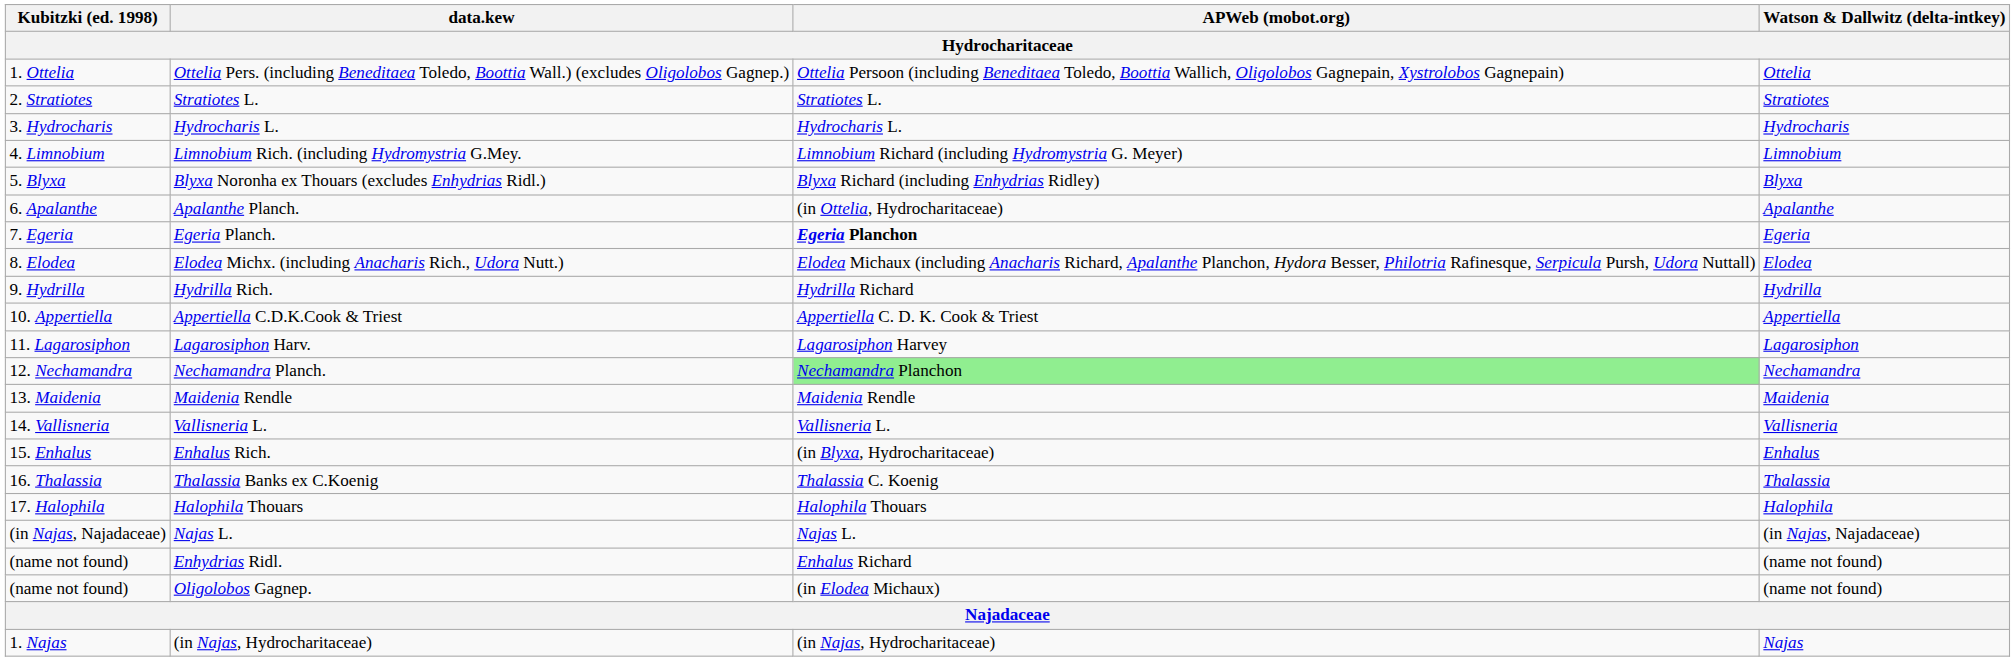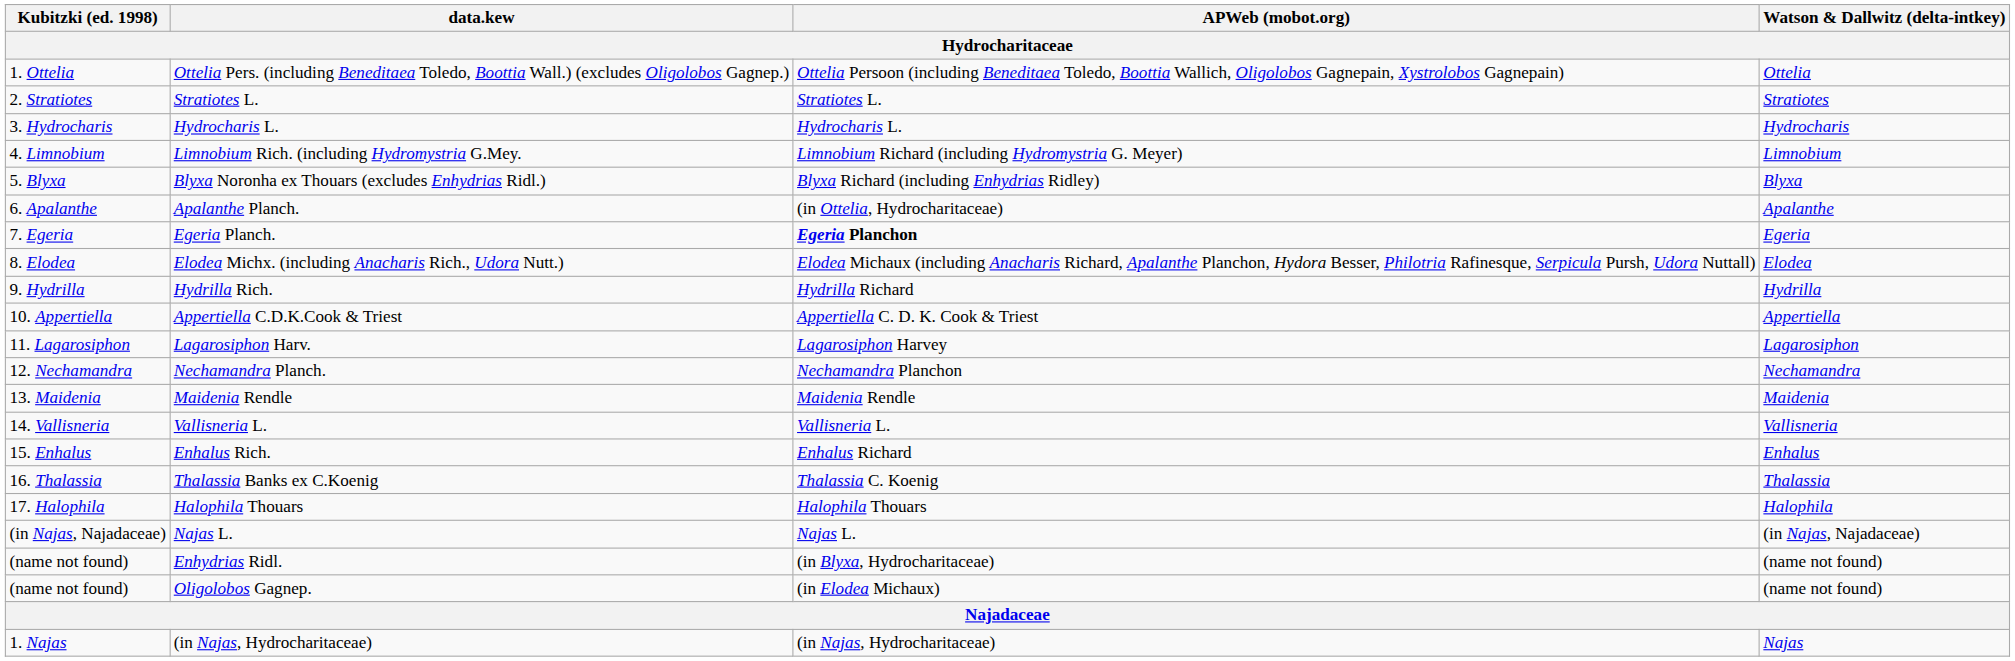(880, 371) lightgreen background -> (880, 371) no background
(896, 452) (in Blyxa, Hydrocharitaceae) -> (854, 452) Enhalus Richard
(854, 561) Enhalus Richard -> (896, 561) (in Blyxa, Hydrocharitaceae)
